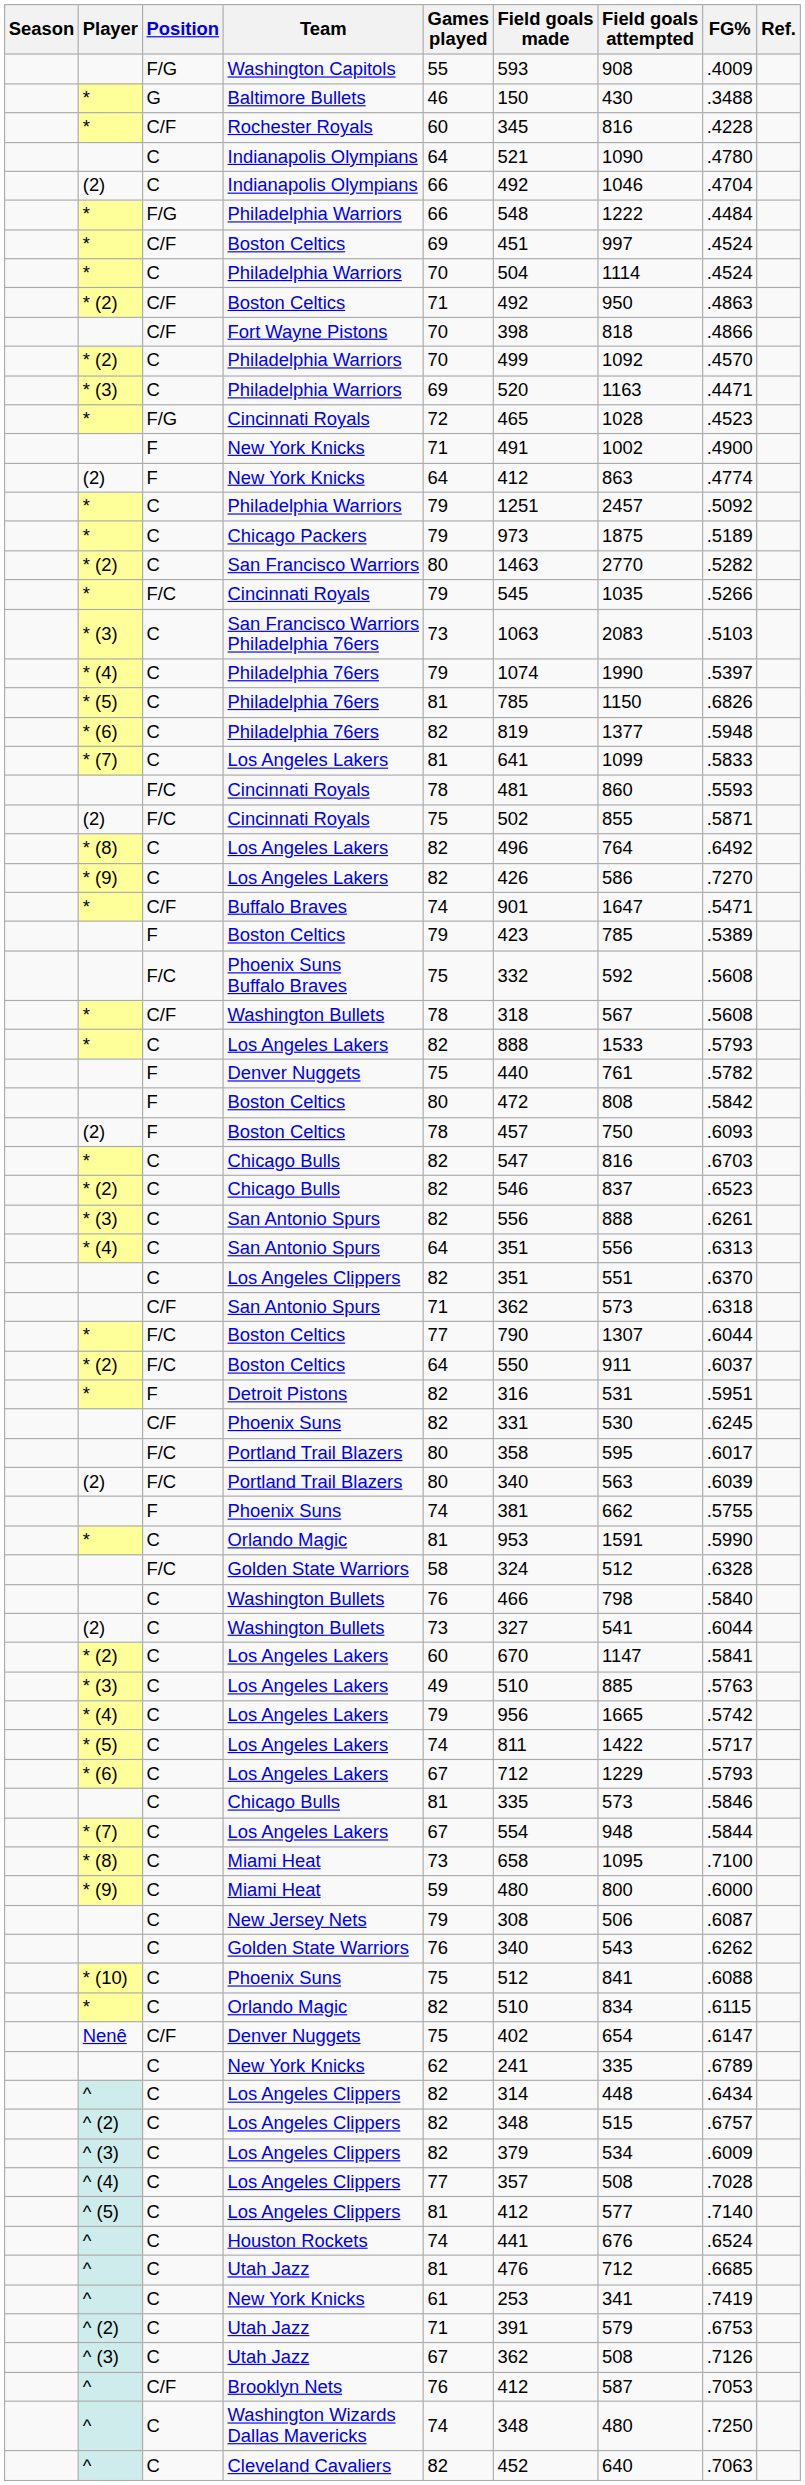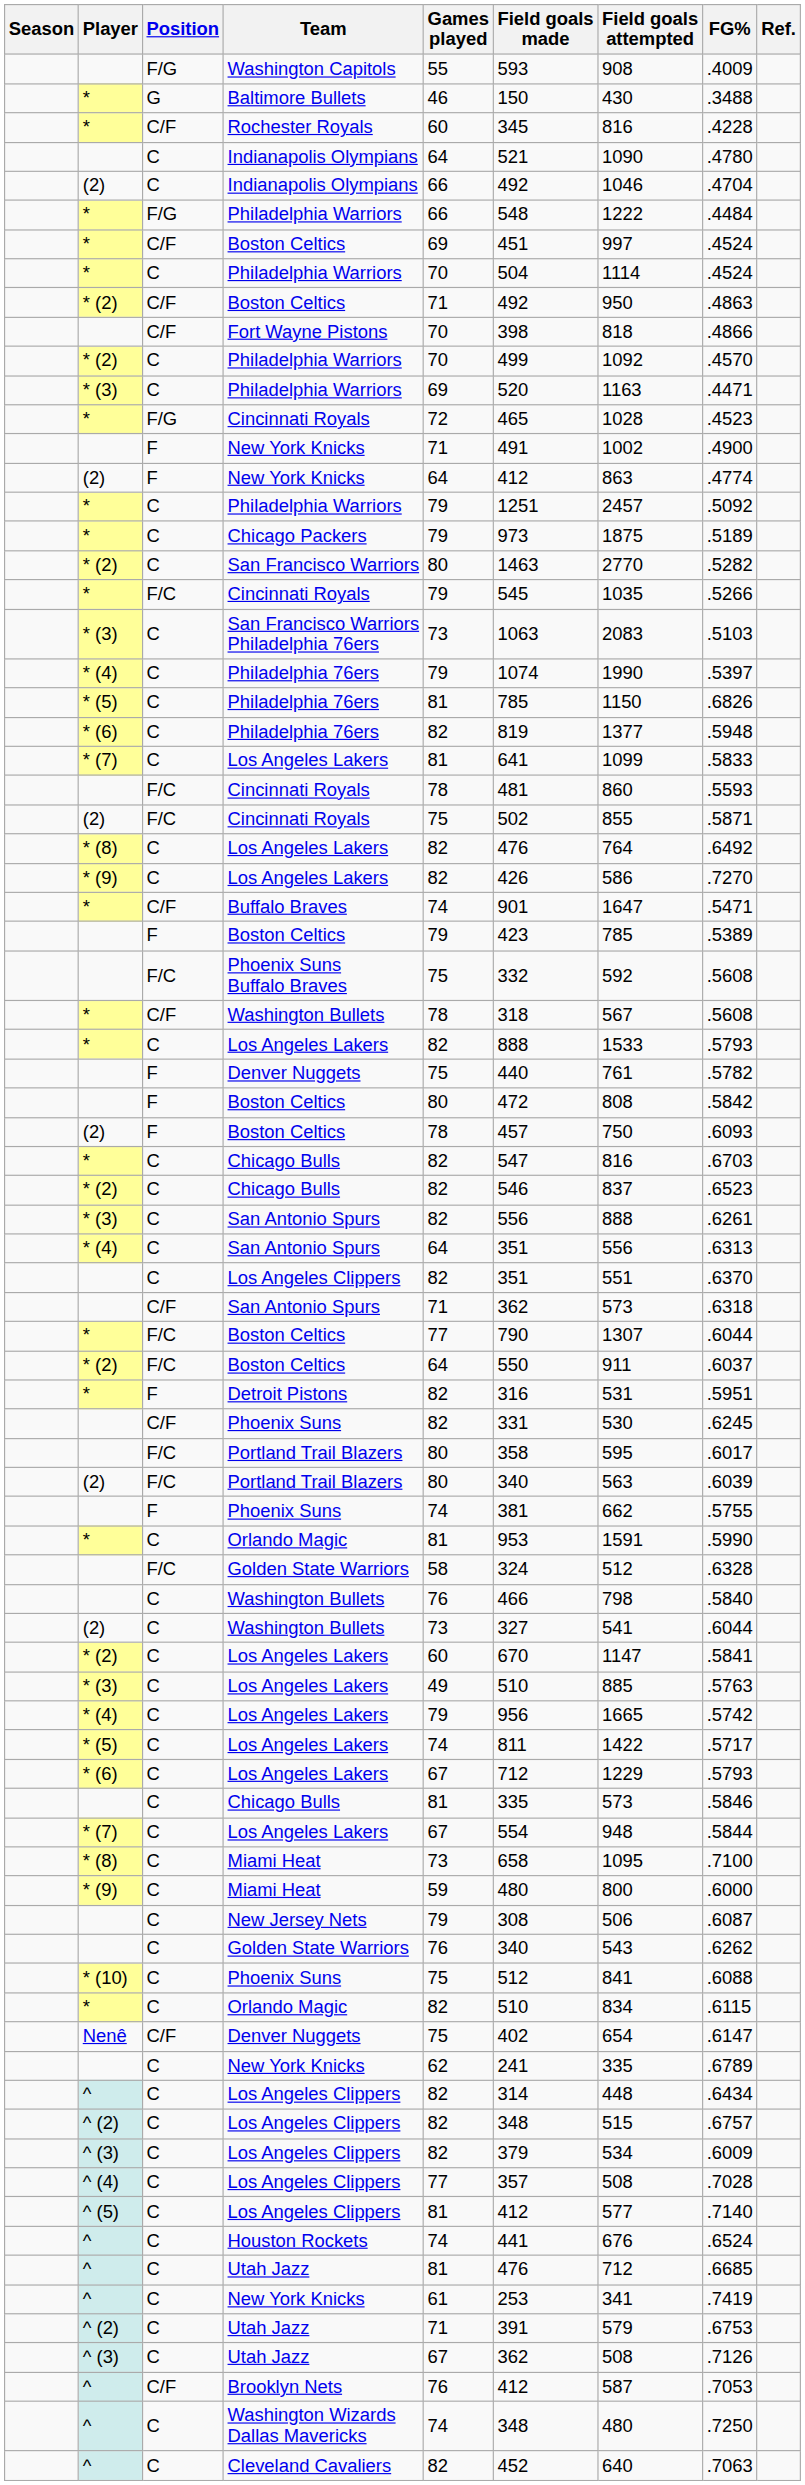(513, 848) 496 -> (513, 848) 476
